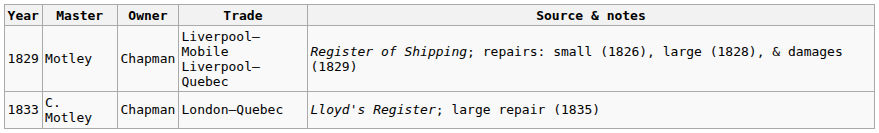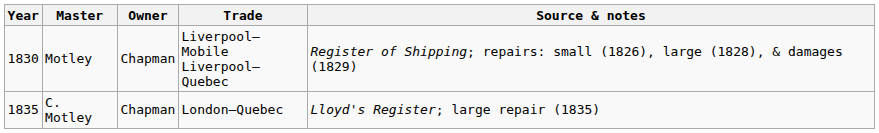(23, 59) 1829 -> (23, 59) 1830
(23, 110) 1833 -> (23, 110) 1835
